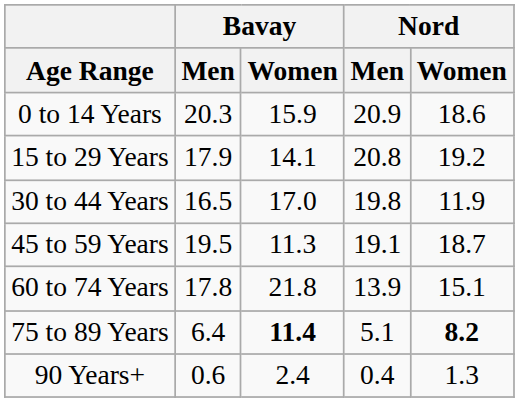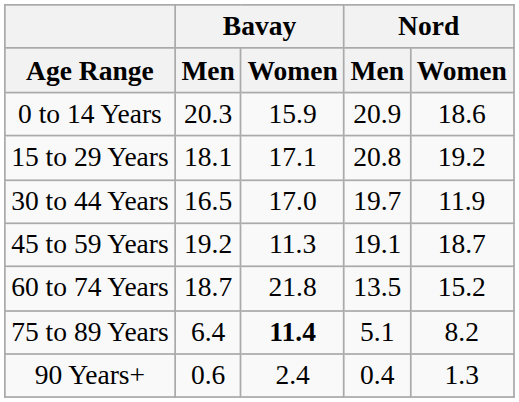(208, 157) 17.9 -> (208, 157) 18.1
(293, 157) 14.1 -> (293, 157) 17.1
(377, 200) 19.8 -> (377, 200) 19.7
(208, 244) 19.5 -> (208, 244) 19.2
(208, 288) 17.8 -> (208, 288) 18.7
(377, 288) 13.9 -> (377, 288) 13.5
(462, 288) 15.1 -> (462, 288) 15.2
(462, 331) bold -> (462, 331) normal
